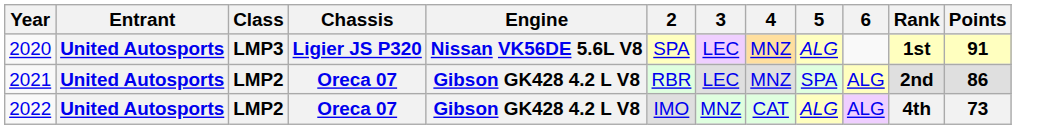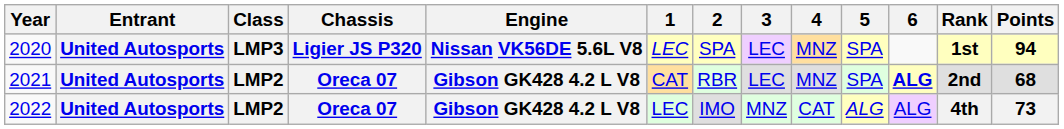+ column: (670, 19)
(819, 49) ALG -> (865, 49) SPA
(978, 49) 91 -> (1025, 49) 94
(866, 79) normal -> (913, 79) bold
(978, 79) 86 -> (1025, 79) 68
